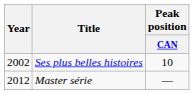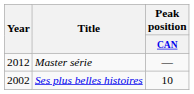rows swapped: (89, 62) <-> (63, 80)
